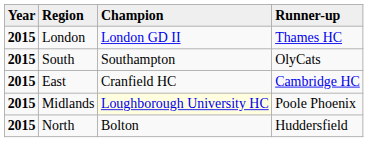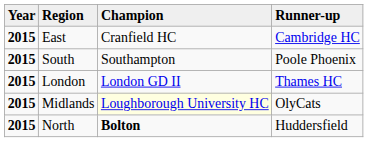rows swapped: (64, 37) <-> (54, 81)
(298, 59) OlyCats -> (316, 59) Poole Phoenix
(316, 103) Poole Phoenix -> (298, 103) OlyCats
(120, 125) normal -> (121, 125) bold
